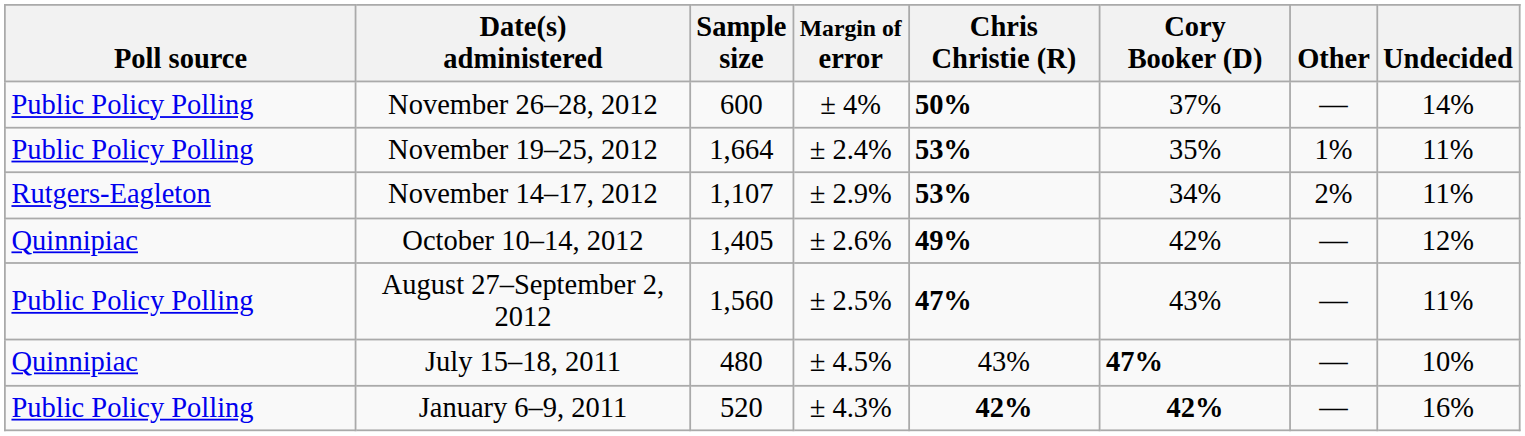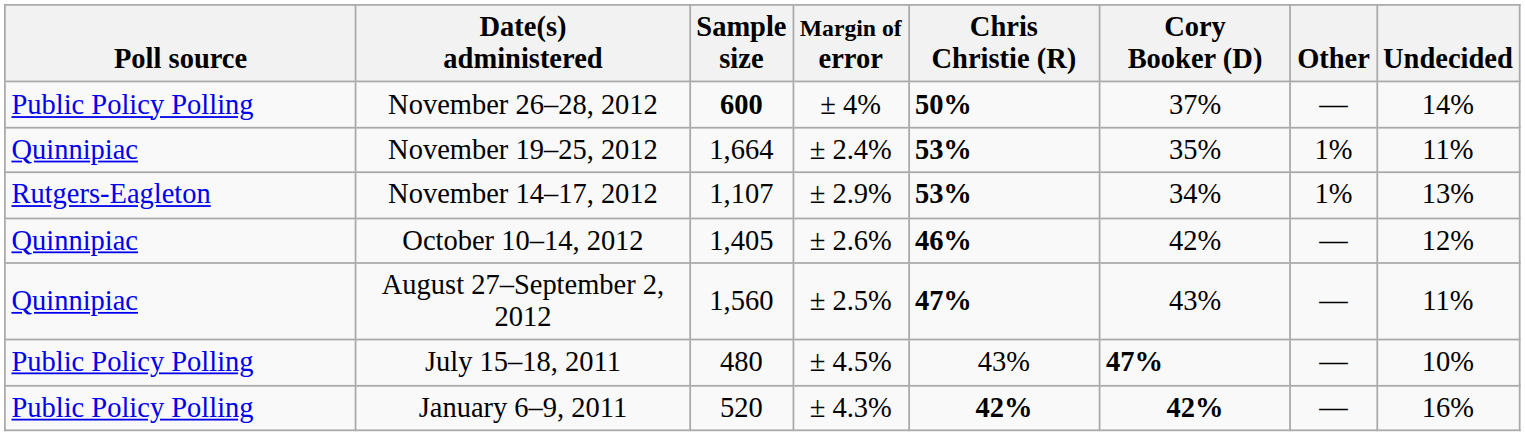(741, 104) normal -> (741, 104) bold
(133, 149) Public Policy Polling -> (75, 149) Quinnipiac
(1334, 194) 2% -> (1334, 194) 1%
(1448, 194) 11% -> (1448, 194) 13%
(943, 239) 49% -> (943, 239) 46%
(133, 300) Public Policy Polling -> (75, 300) Quinnipiac
(75, 362) Quinnipiac -> (133, 362) Public Policy Polling
